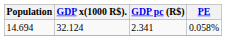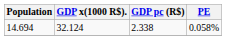(142, 27) 2.341 -> (142, 27) 2.338
